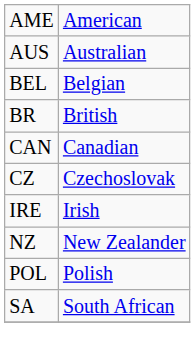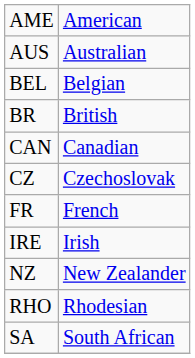+ row: (21, 210)
- row: (28, 274)
+ row: (30, 305)
